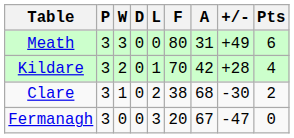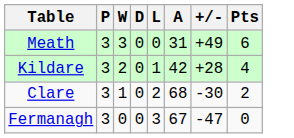- column: (178, 17)
